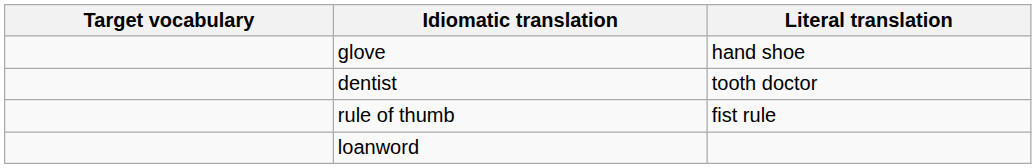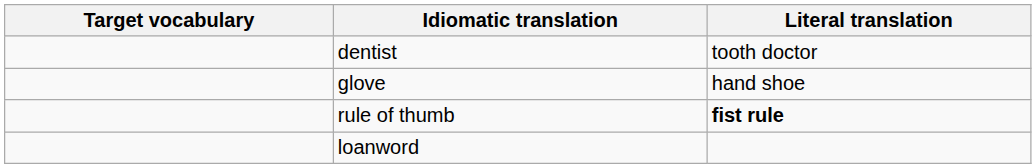rows swapped: (362, 52) <-> (367, 83)
(744, 115) normal -> (748, 115) bold
